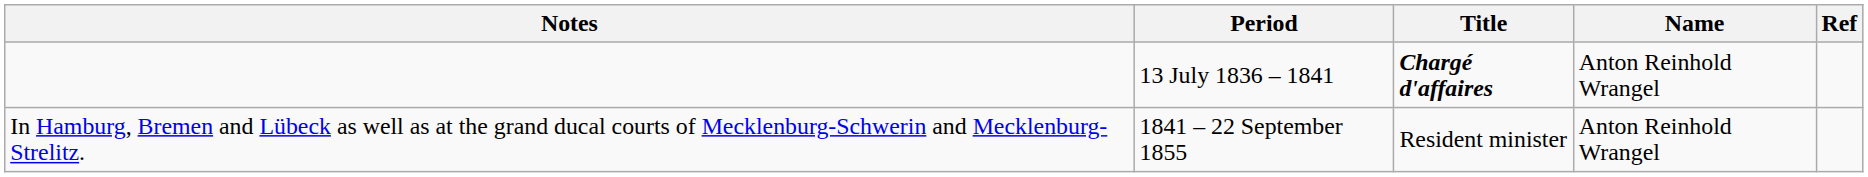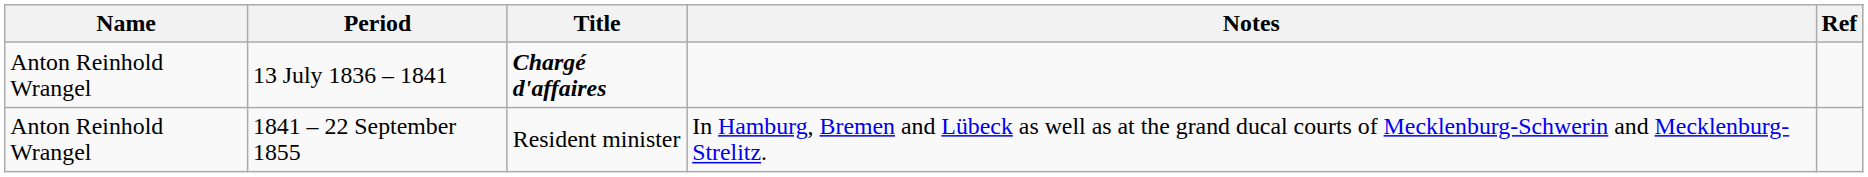columns swapped: (1695, 23) <-> (569, 23)
